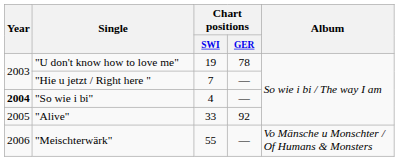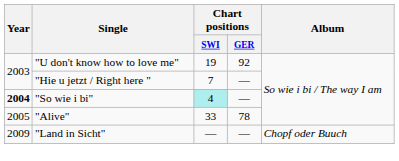(244, 62) 78 -> (244, 62) 92
(211, 98) no background -> (211, 98) paleturquoise background
(244, 116) 92 -> (244, 116) 78
- row: (74, 140)
+ row: (70, 134)
